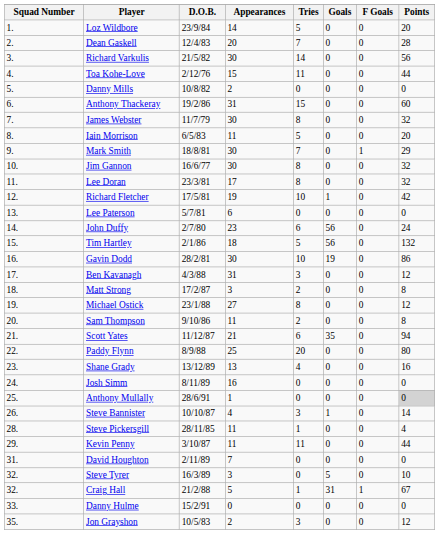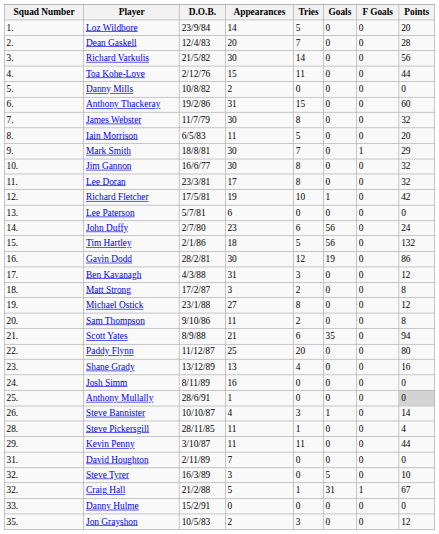(301, 259) 10 -> (301, 259) 12
(198, 336) 11/12/87 -> (194, 336) 8/9/88
(194, 352) 8/9/88 -> (198, 352) 11/12/87
